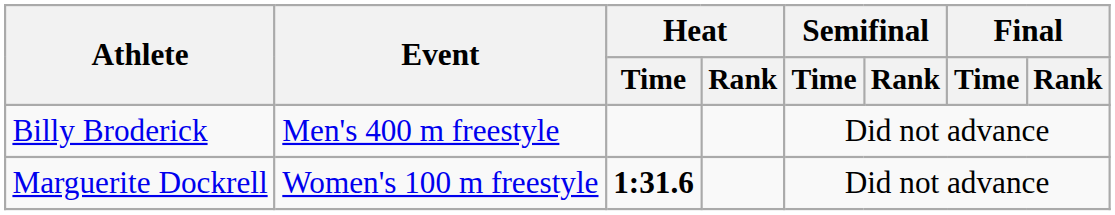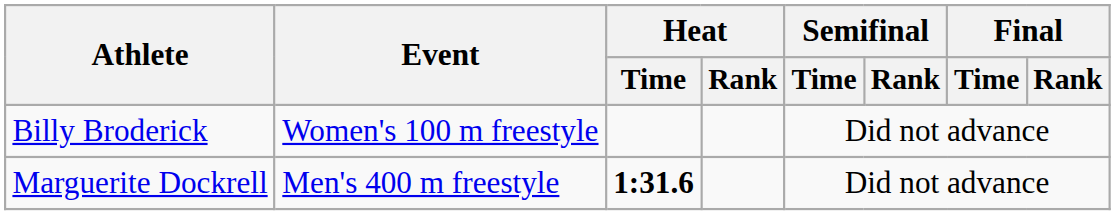(421, 130) Men's 400 m freestyle -> (440, 130) Women's 100 m freestyle
(440, 182) Women's 100 m freestyle -> (421, 182) Men's 400 m freestyle
